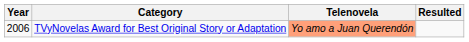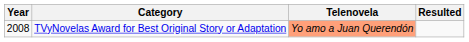(18, 28) 2006 -> (18, 28) 2008
